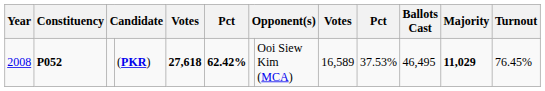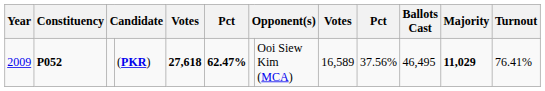(19, 62) 2008 -> (19, 62) 2009
(227, 62) 62.42% -> (227, 62) 62.47%
(378, 62) 37.53% -> (378, 62) 37.56%
(513, 62) 76.45% -> (513, 62) 76.41%
